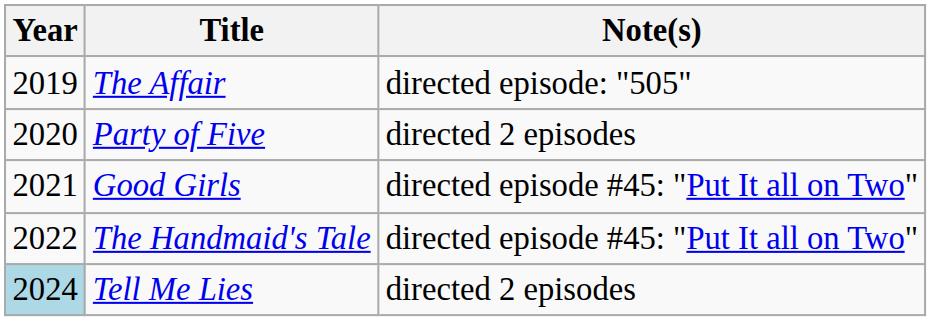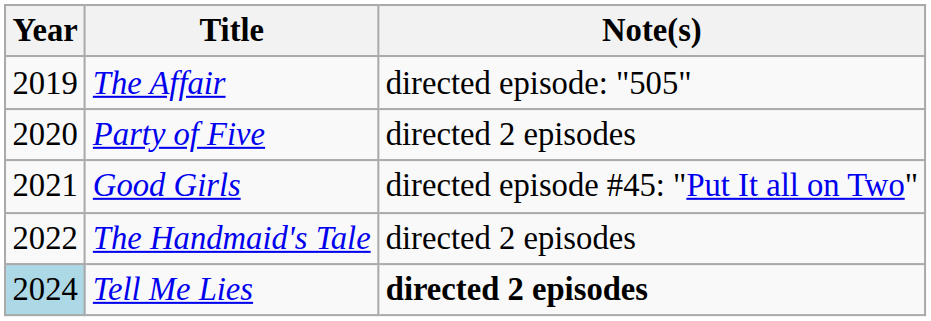(652, 237) directed episode #45: "Put It all on Two" -> (511, 237) directed 2 episodes
(511, 289) normal -> (517, 289) bold
